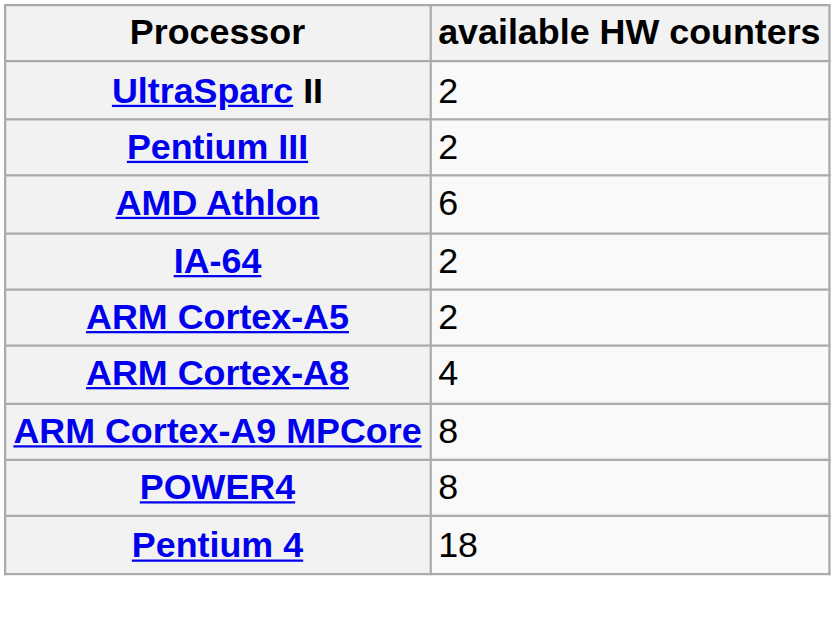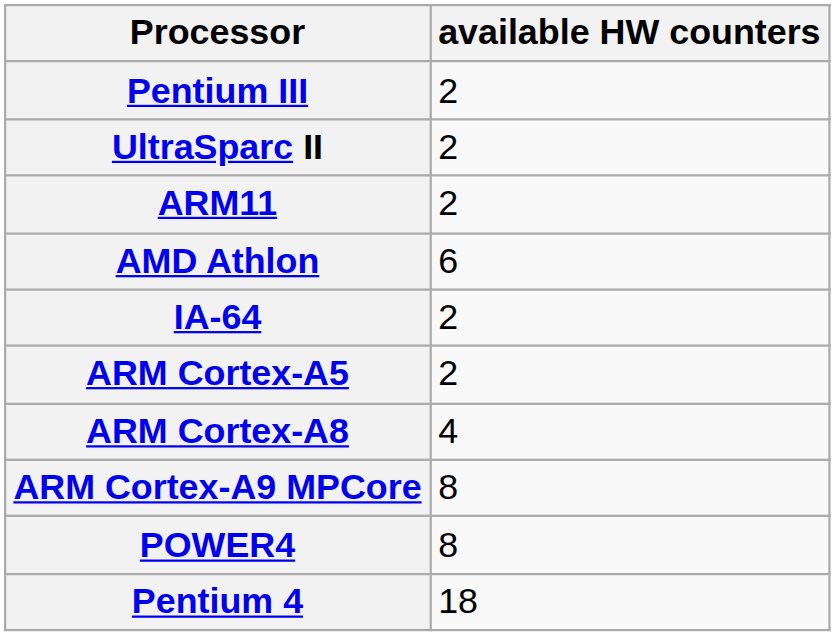rows swapped: (217, 89) <-> (217, 146)
+ row: (217, 203)
